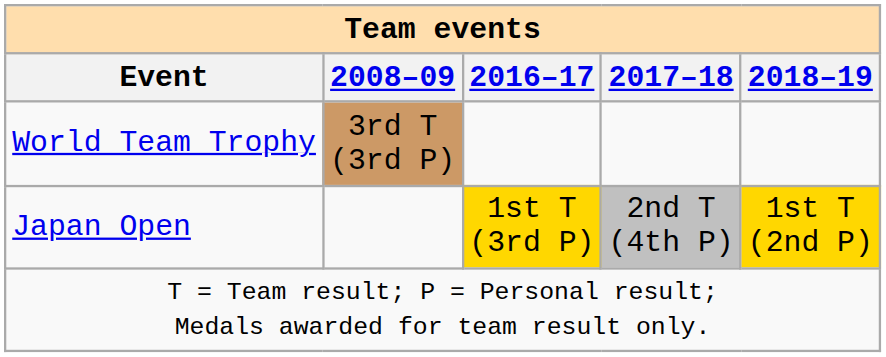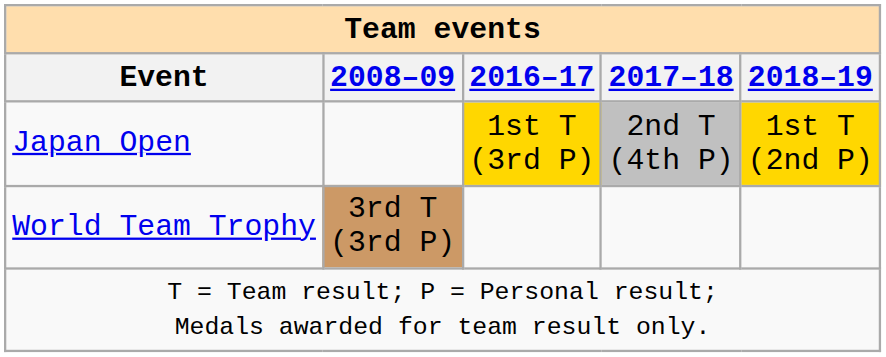rows swapped: (164, 144) <-> (102, 226)
